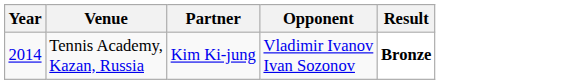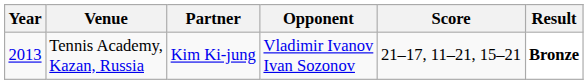+ column: (451, 18)
(25, 55) 2014 -> (25, 55) 2013
